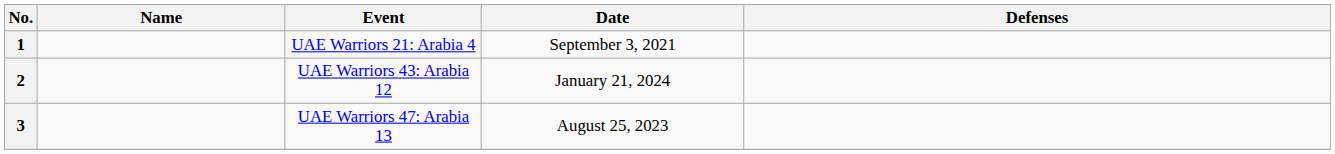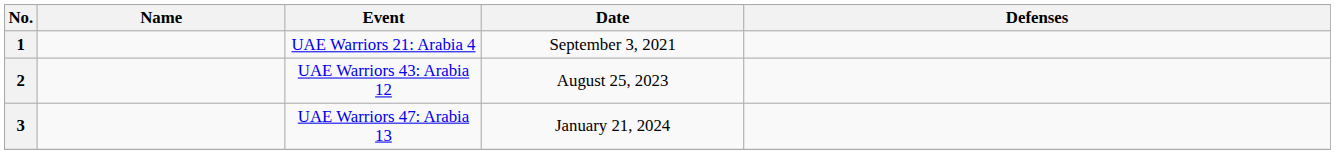(613, 80) January 21, 2024 -> (613, 80) August 25, 2023
(613, 126) August 25, 2023 -> (613, 126) January 21, 2024
